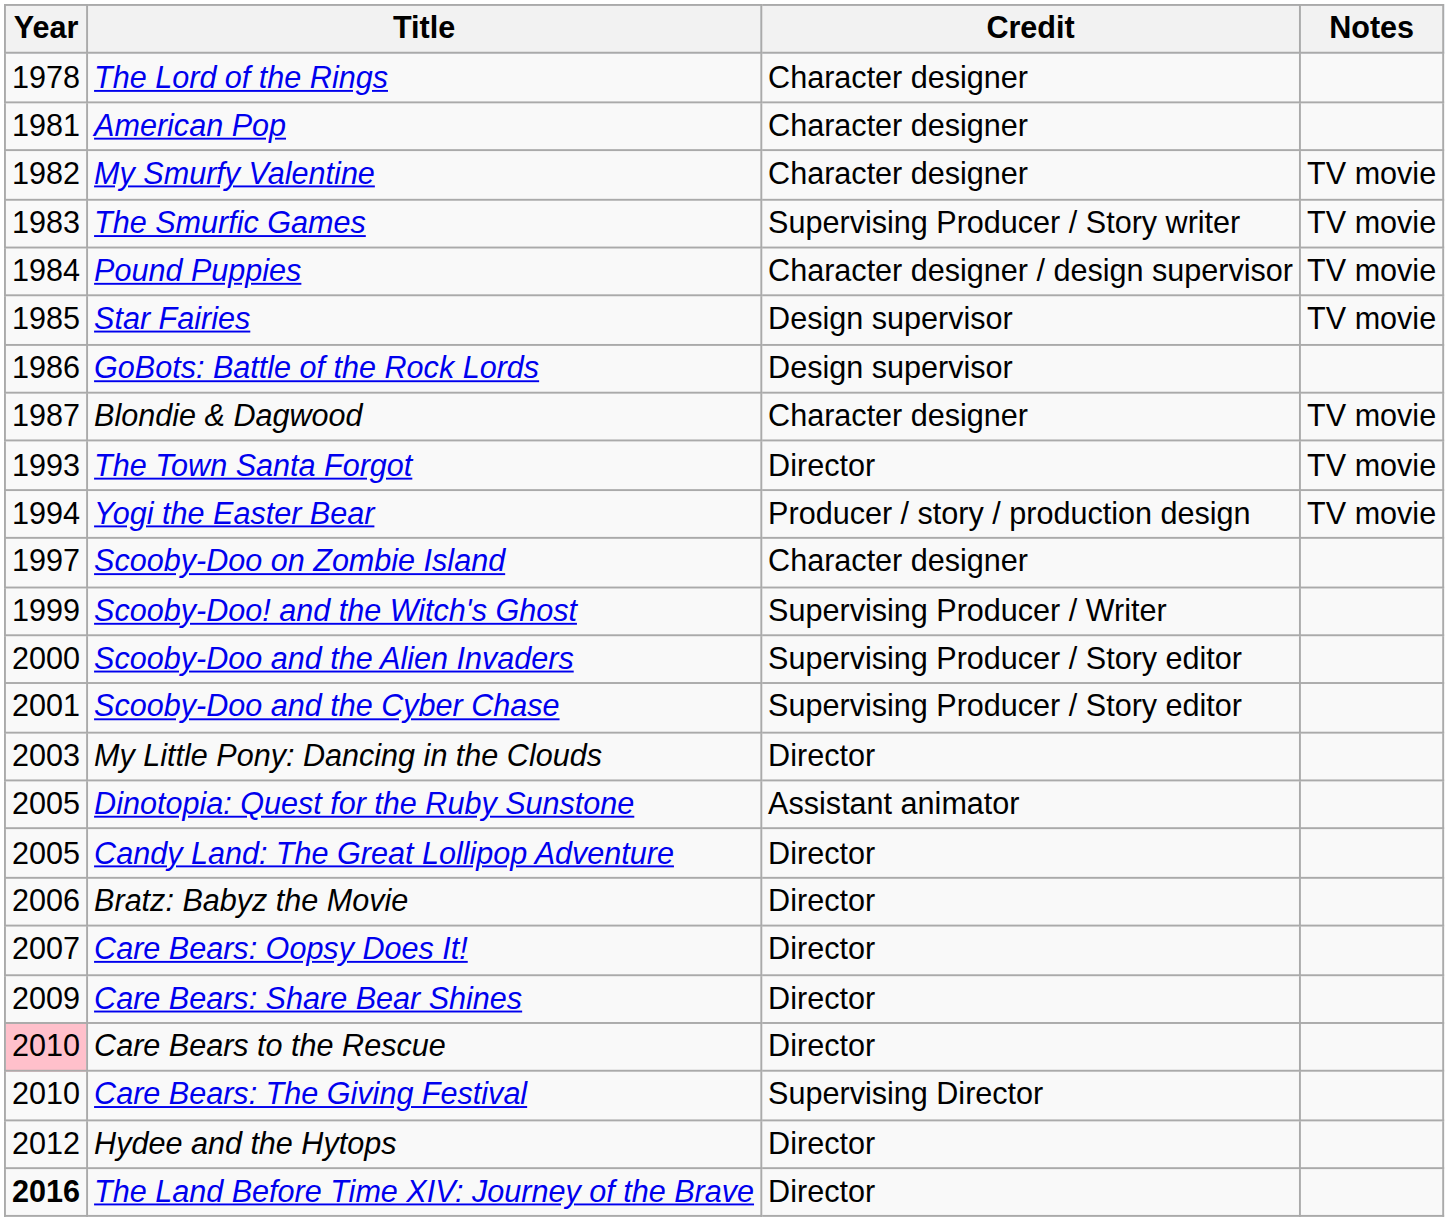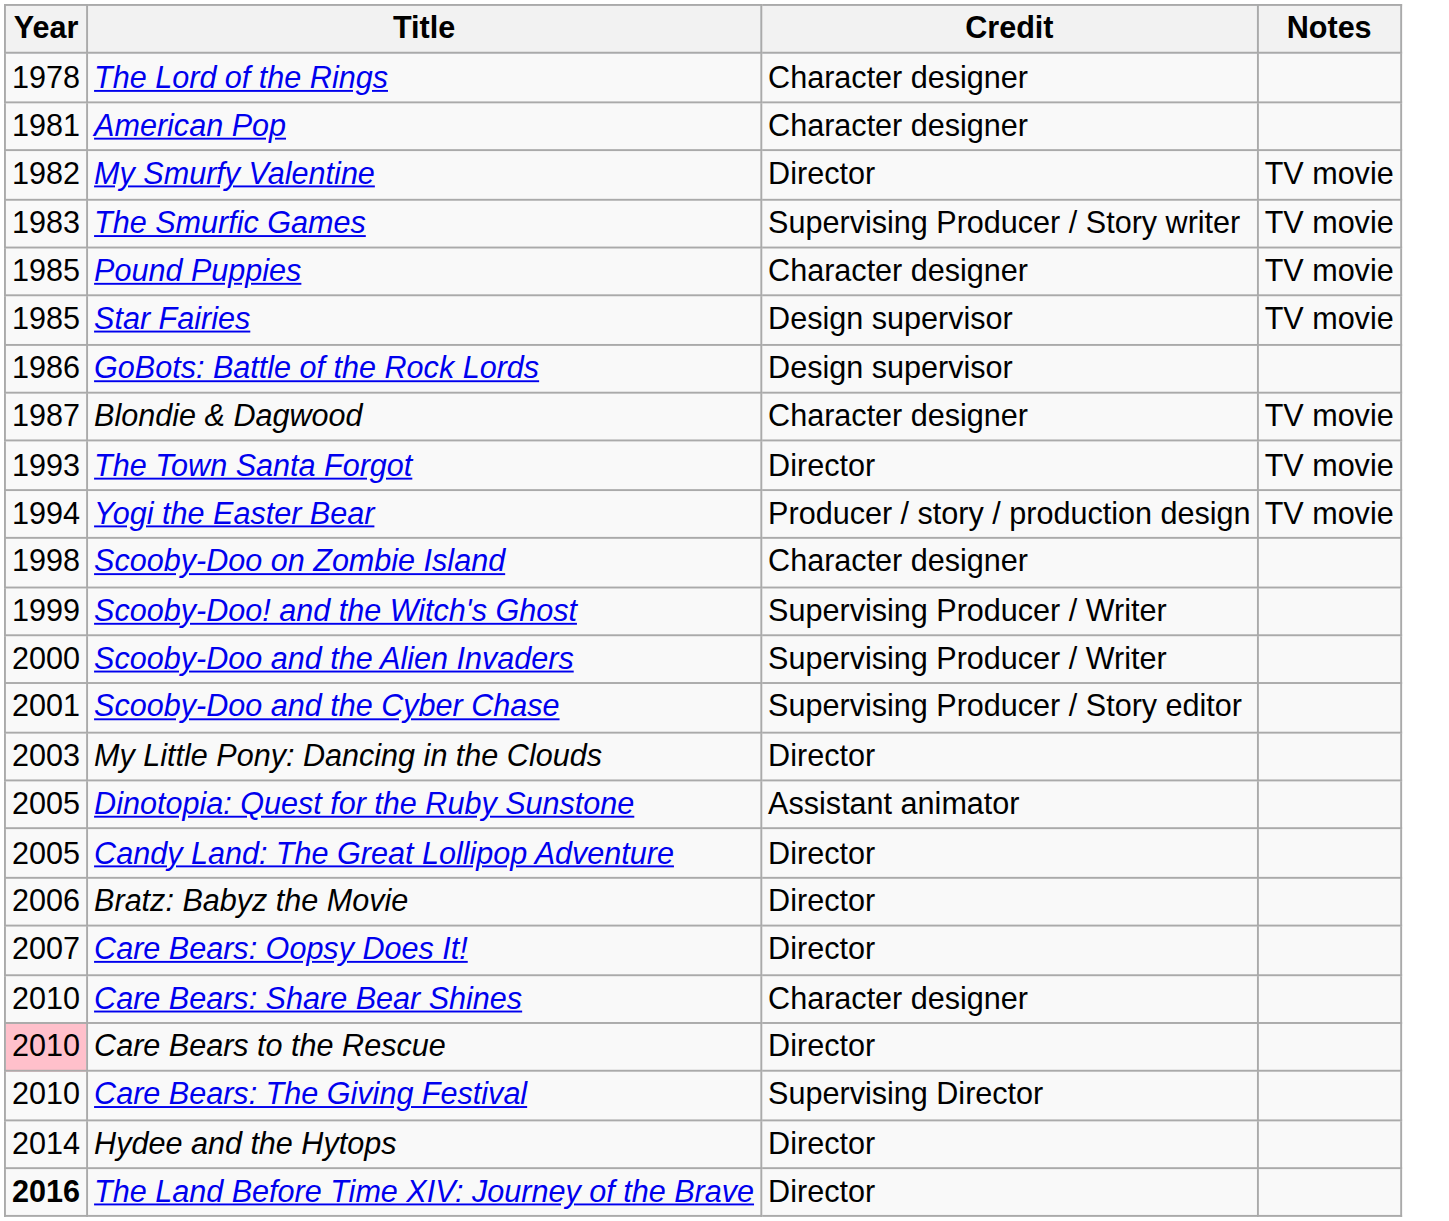(898, 174) Character designer -> (822, 174) Director
(46, 271) 1984 -> (46, 271) 1985
(1031, 271) Character designer / design supervisor -> (898, 271) Character designer
(46, 561) 1997 -> (46, 561) 1998
(1005, 658) Supervising Producer / Story editor -> (967, 658) Supervising Producer / Writer
(46, 998) 2009 -> (46, 998) 2010
(822, 998) Director -> (898, 998) Character designer
(46, 1143) 2012 -> (46, 1143) 2014
